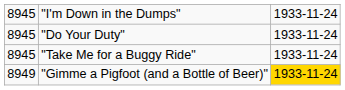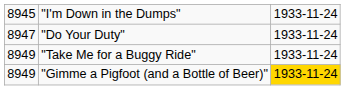(21, 34) 8945 -> (21, 34) 8947
(21, 54) 8945 -> (21, 54) 8949
